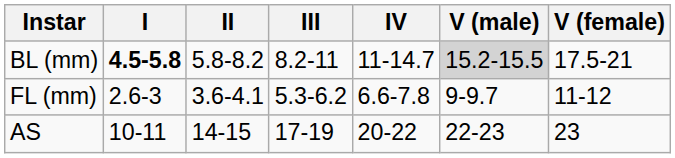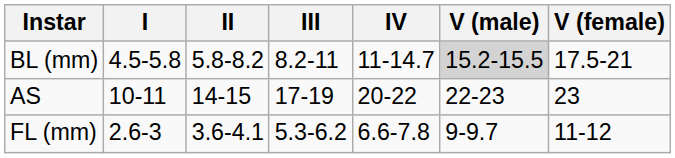(145, 59) bold -> (145, 59) normal
rows swapped: (53, 96) <-> (26, 133)
